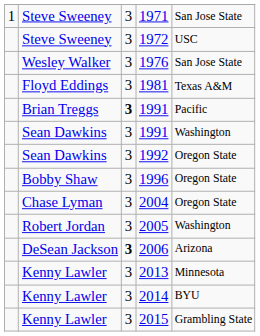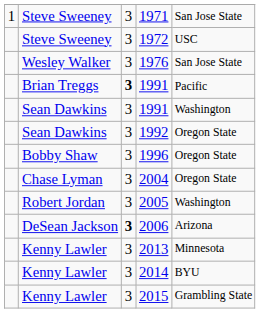- row: (65, 86)
